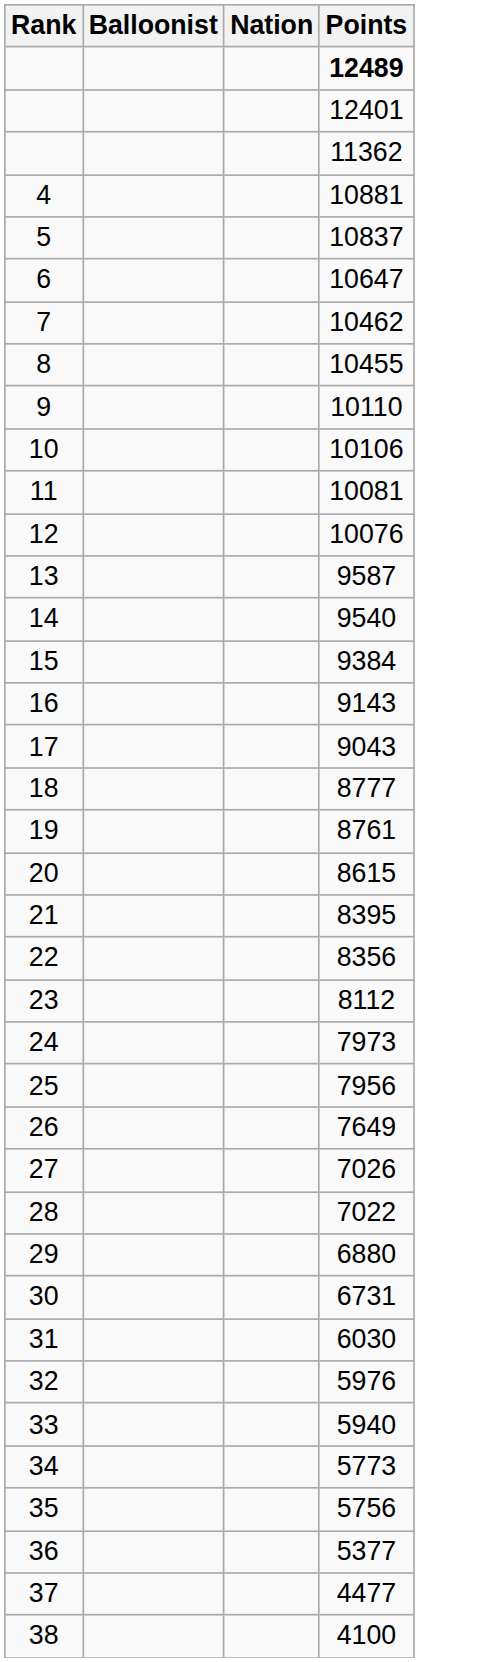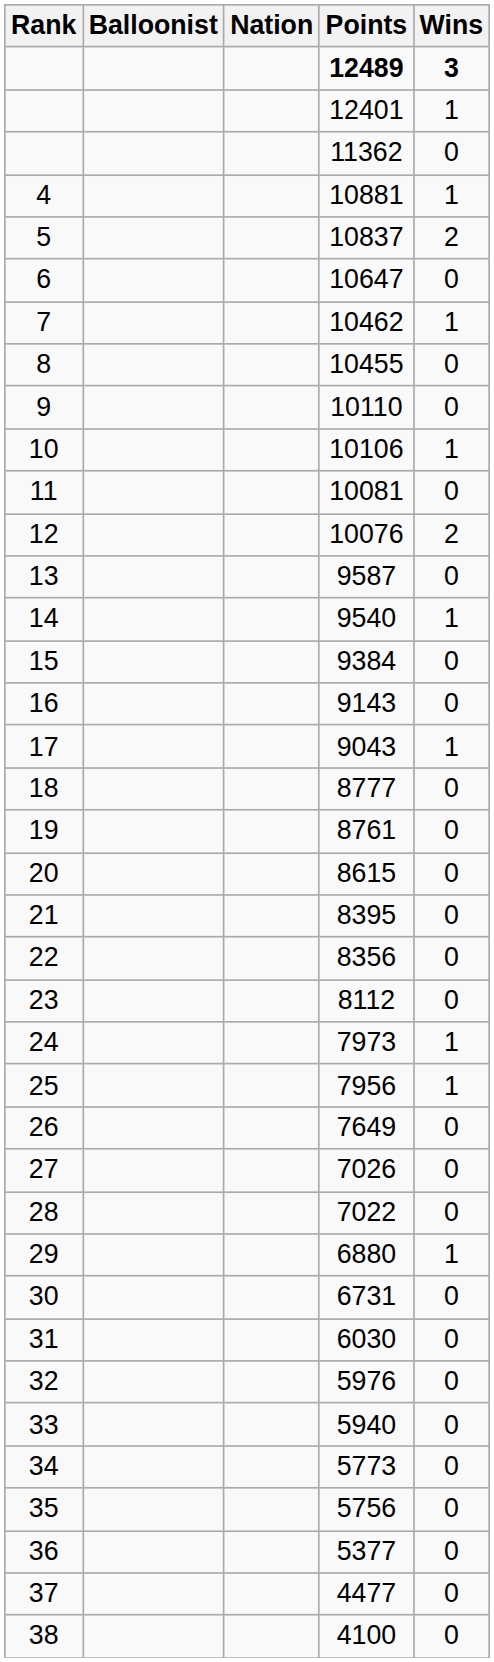+ column: (451, 25)
